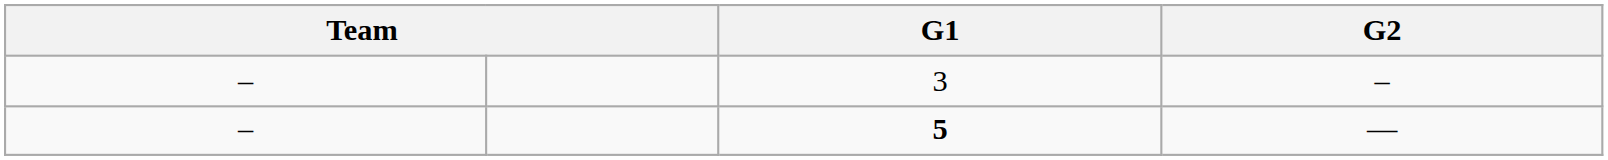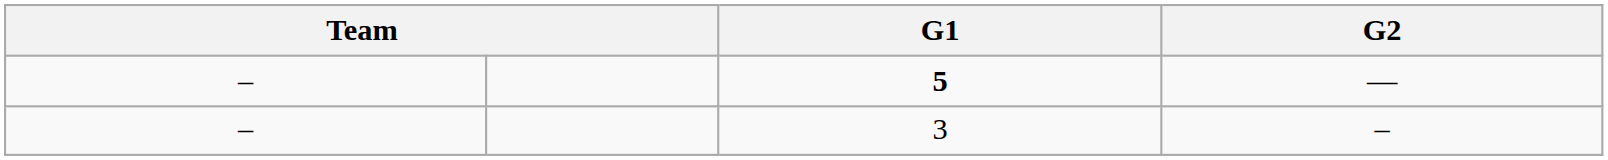rows swapped: (940, 130) <-> (940, 80)
